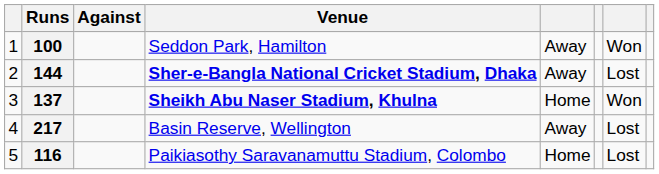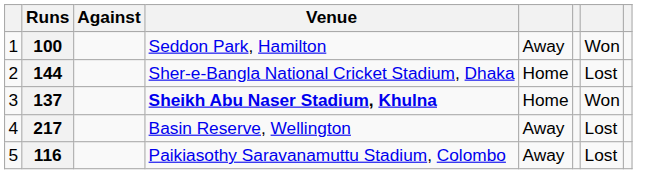(343, 73) bold -> (332, 73) normal
(565, 73) Away -> (546, 73) Home
(568, 155) Home -> (543, 155) Away
